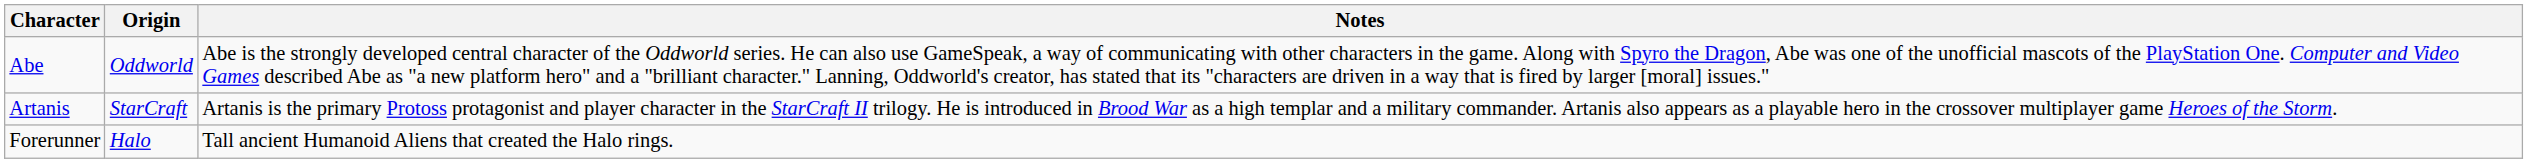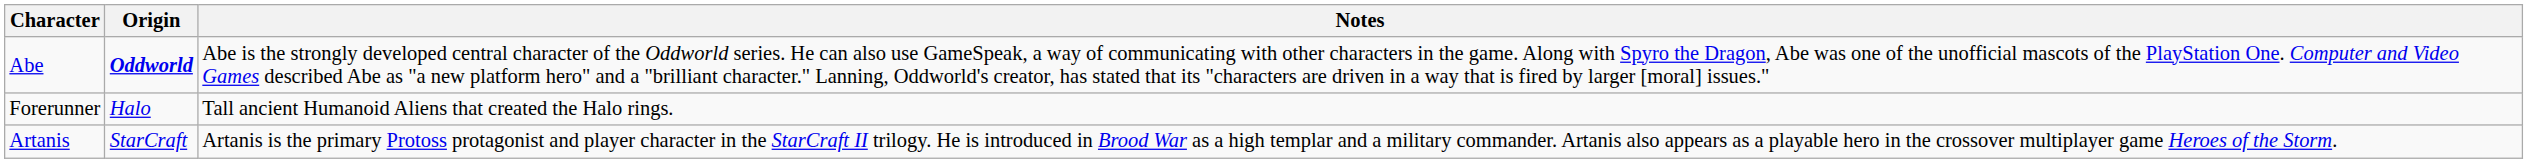(151, 64) normal -> (151, 64) bold
rows swapped: (40, 108) <-> (55, 141)
